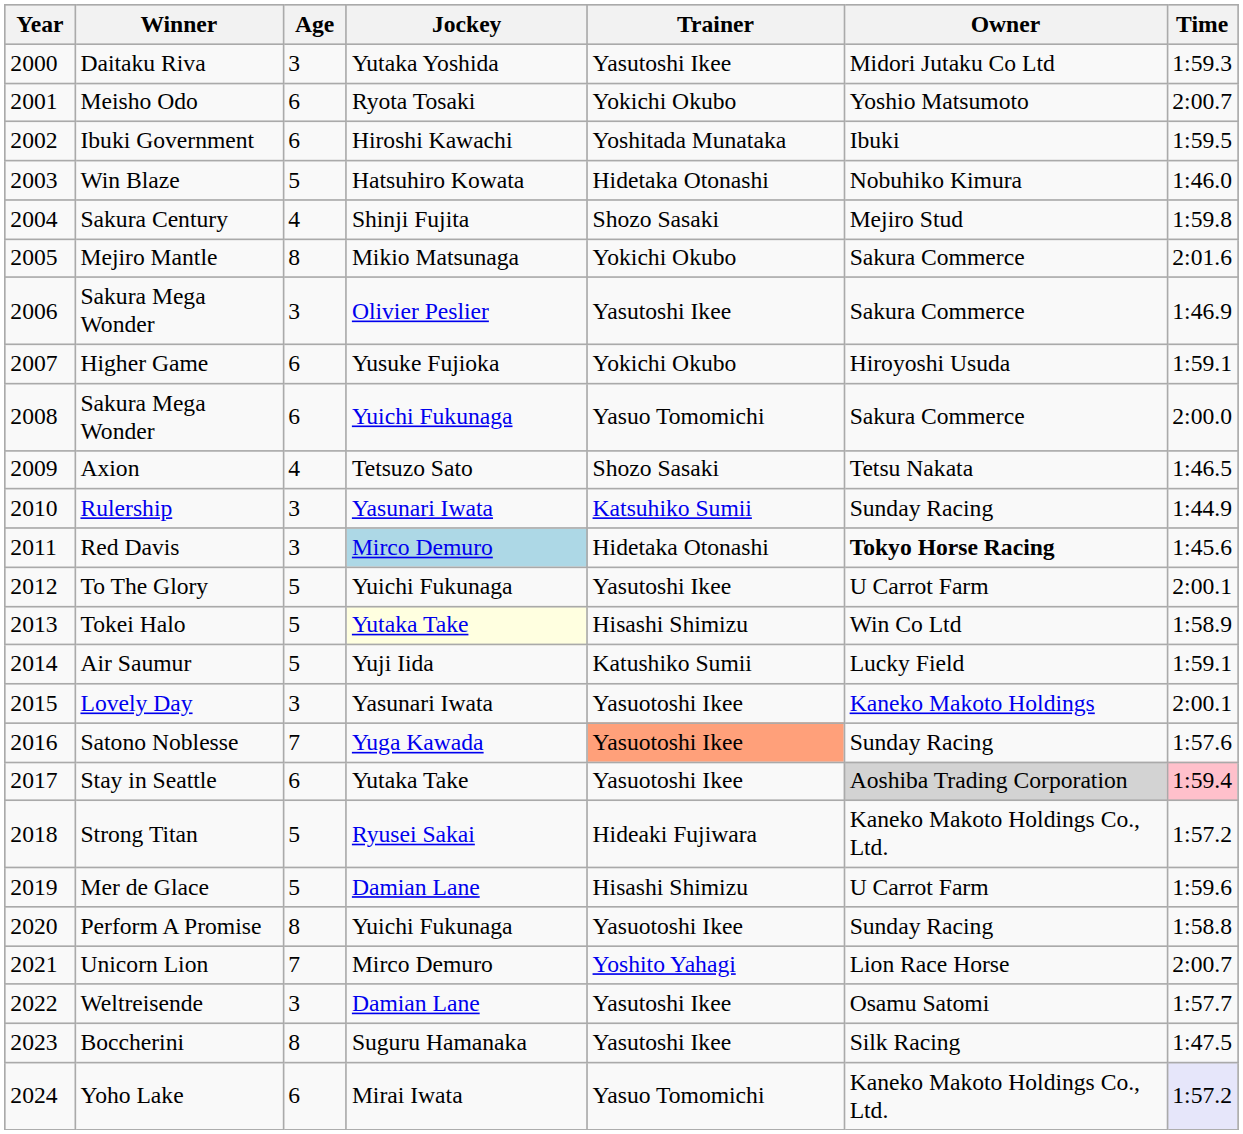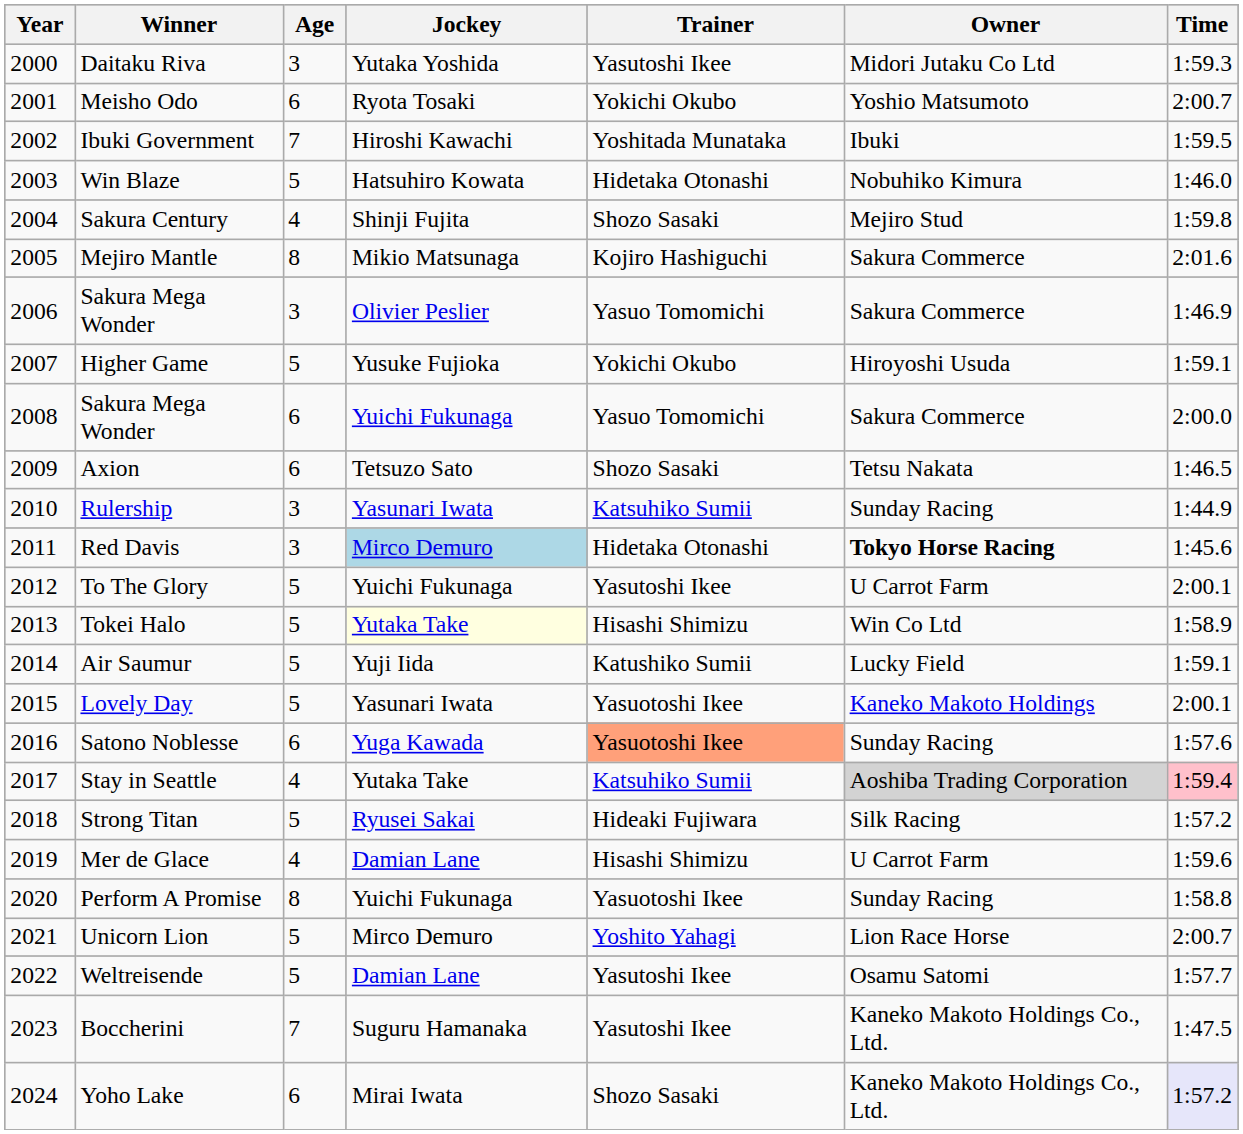(294, 141) 6 -> (294, 141) 7
(664, 258) Yokichi Okubo -> (680, 258) Kojiro Hashiguchi
(662, 310) Yasutoshi Ikee -> (679, 310) Yasuo Tomomichi
(294, 363) 6 -> (294, 363) 5
(294, 469) 4 -> (294, 469) 6
(294, 703) 3 -> (294, 703) 5
(294, 742) 7 -> (294, 742) 6
(294, 781) 6 -> (294, 781) 4
(668, 781) Yasuotoshi Ikee -> (672, 781) Katsuhiko Sumii
(995, 834) Kaneko Makoto Holdings Co., Ltd. -> (905, 820) Silk Racing
(294, 887) 5 -> (294, 859) 4
(294, 964) 7 -> (294, 937) 5
(294, 1003) 3 -> (294, 975) 5
(294, 1042) 8 -> (294, 1028) 7
(905, 1042) Silk Racing -> (995, 1028) Kaneko Makoto Holdings Co., Ltd.
(679, 1095) Yasuo Tomomichi -> (656, 1095) Shozo Sasaki
